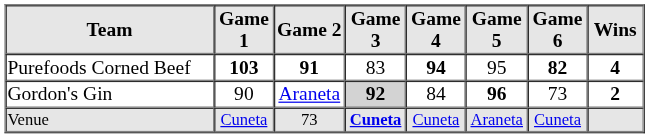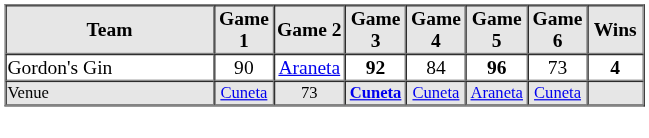- row: (99, 67)
(376, 94) lightgrey background -> (376, 67) no background
(615, 94) 2 -> (615, 67) 4
